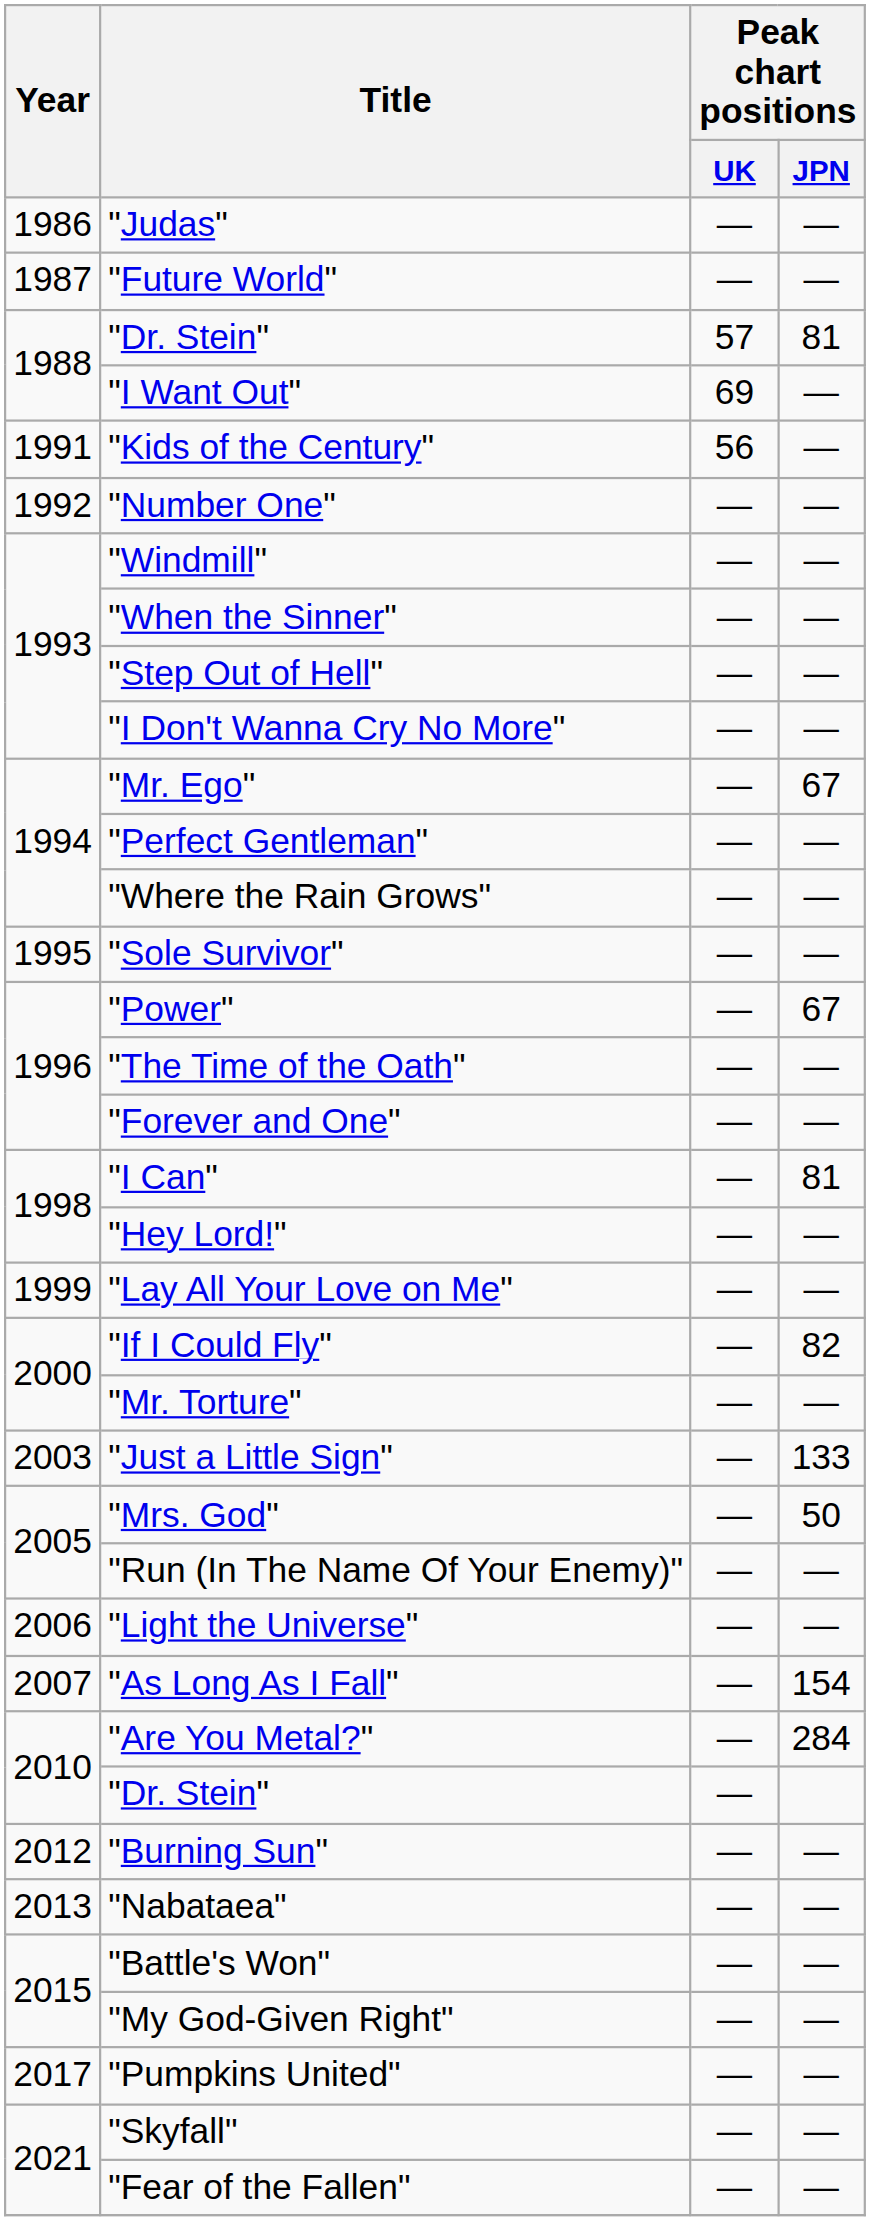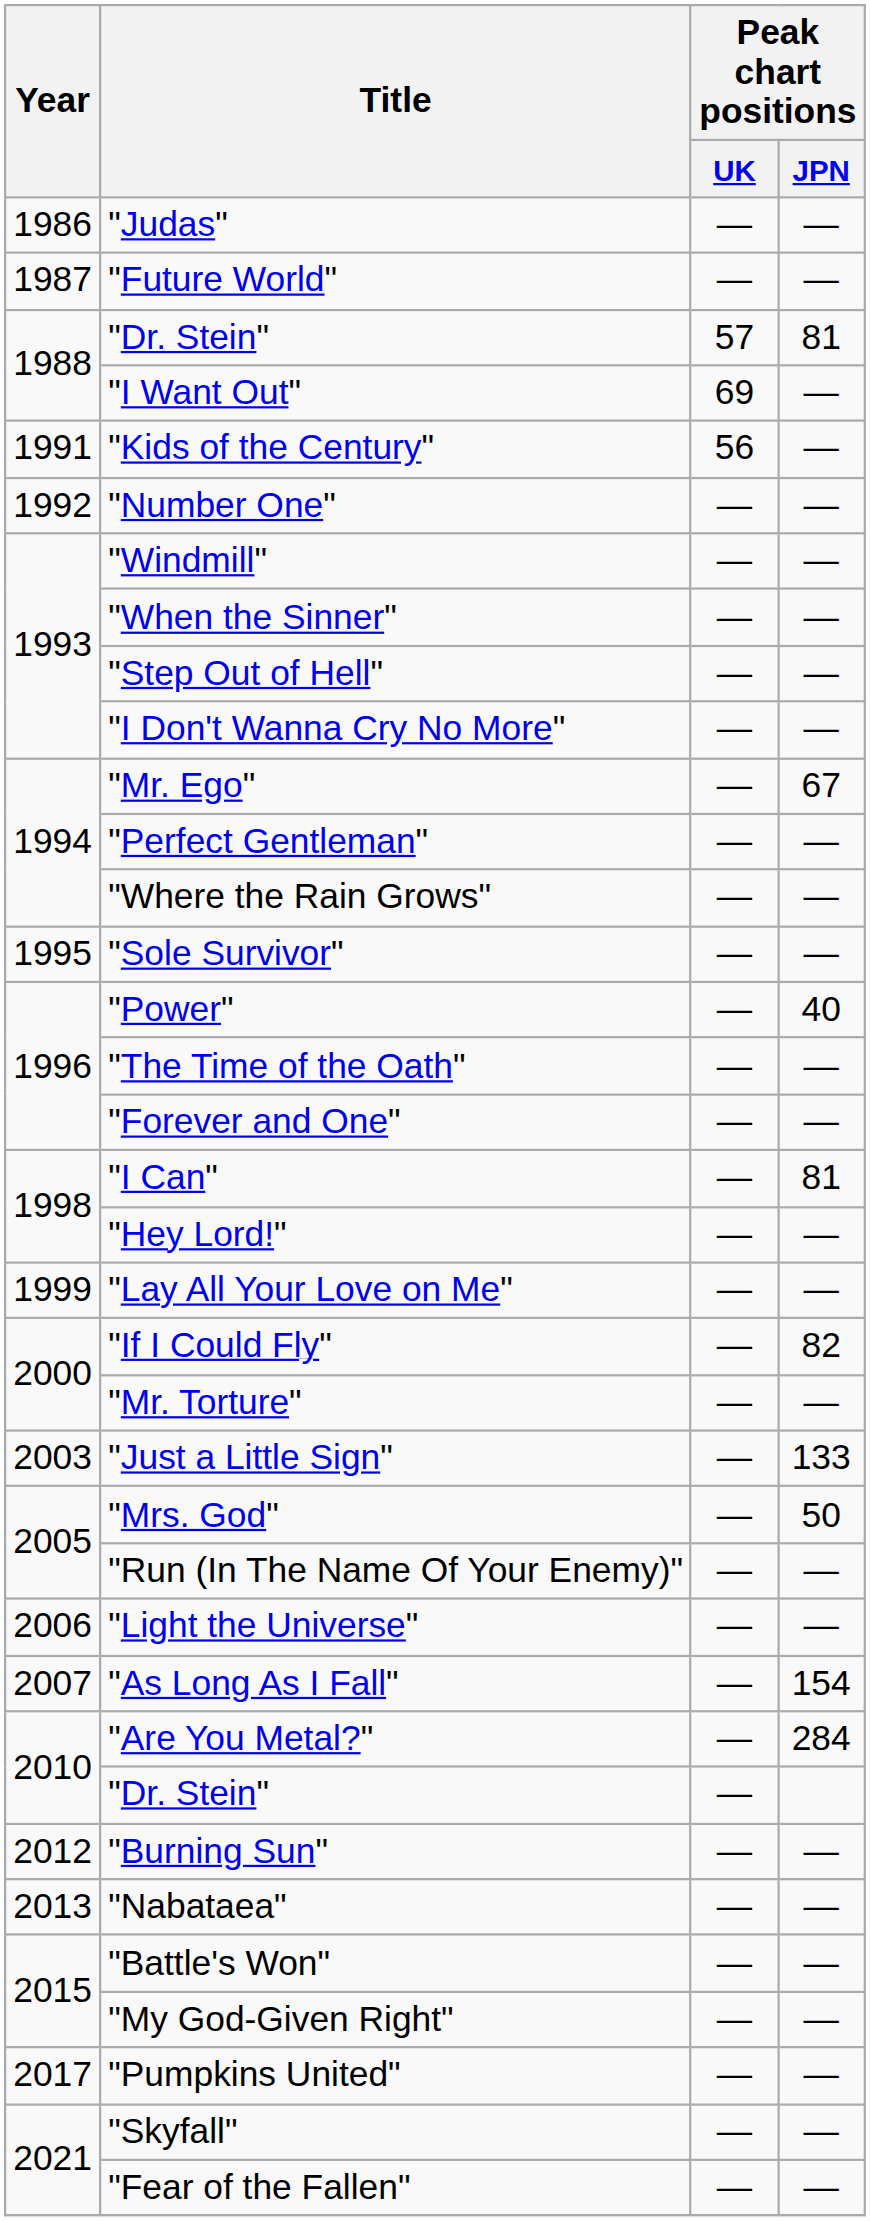(821, 1009) 67 -> (821, 1009) 40
